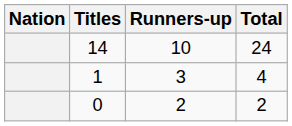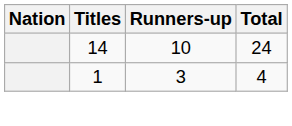- row: (98, 105)
